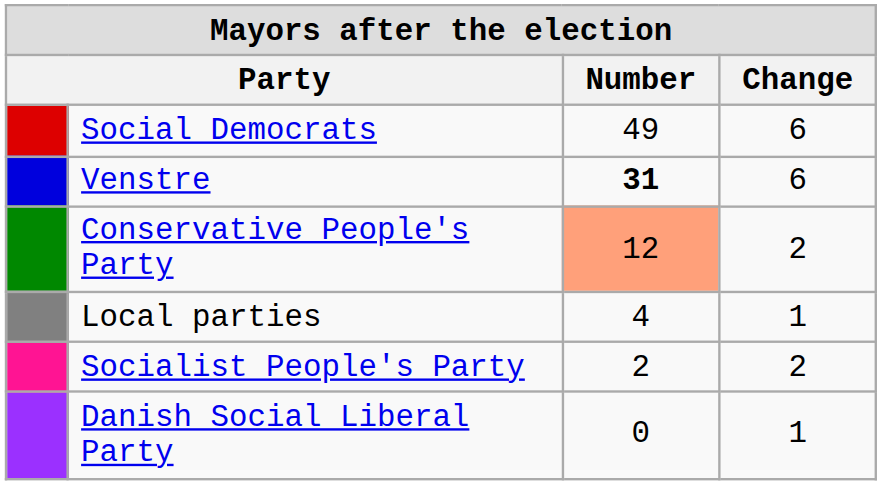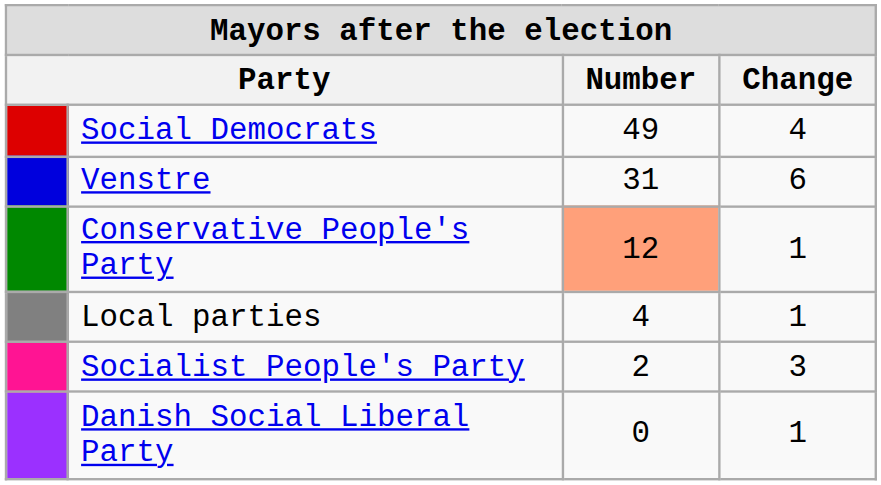(798, 131) 6 -> (798, 131) 4
(641, 181) bold -> (641, 181) normal
(798, 249) 2 -> (798, 249) 1
(798, 367) 2 -> (798, 367) 3
